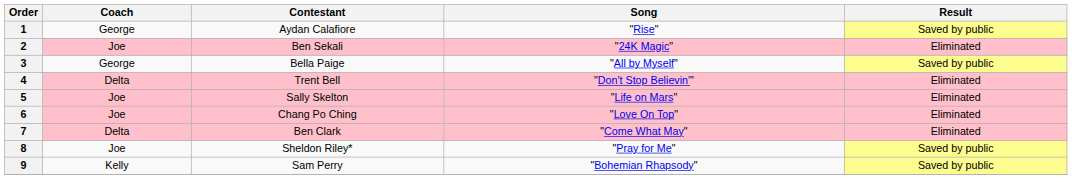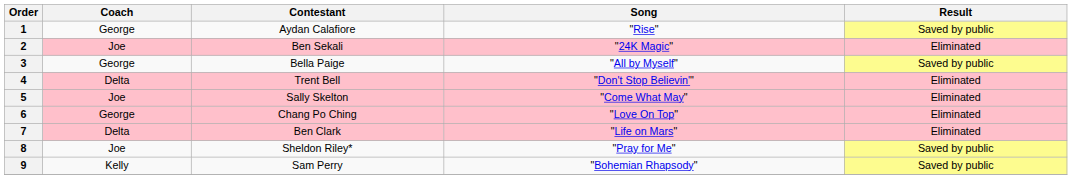(644, 98) "Life on Mars" -> (644, 98) "Come What May"
(117, 115) Joe -> (117, 115) George
(644, 132) "Come What May" -> (644, 132) "Life on Mars"
